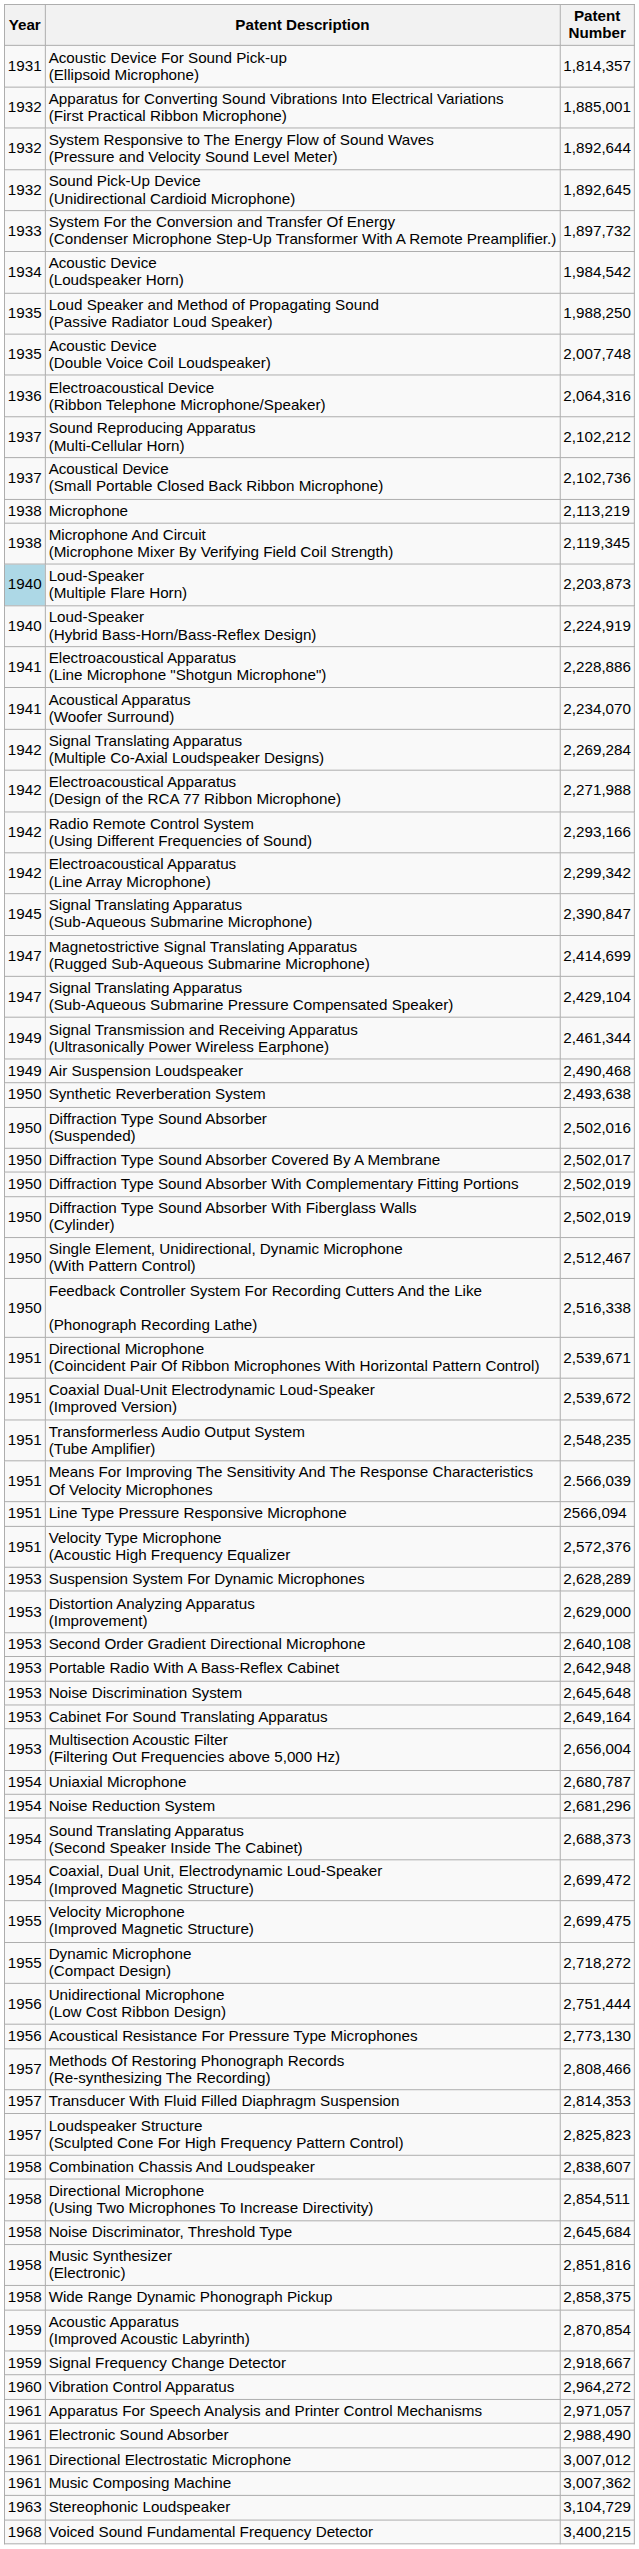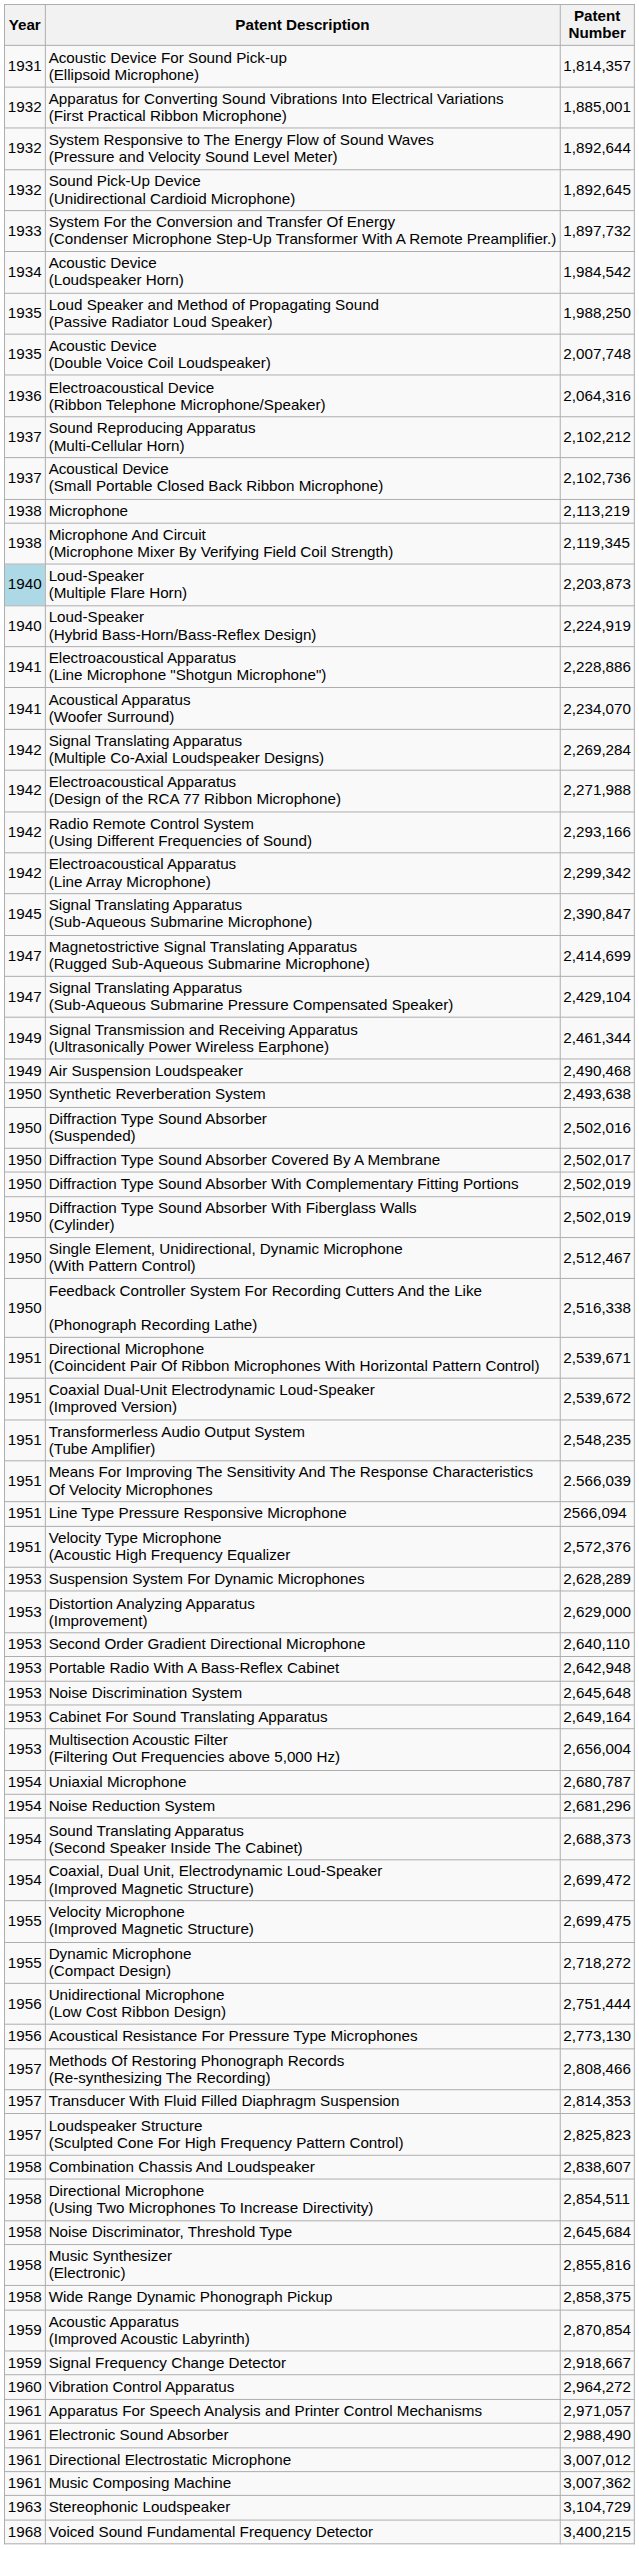(597, 1644) 2,640,108 -> (597, 1644) 2,640,110
(597, 2265) 2,851,816 -> (597, 2265) 2,855,816
